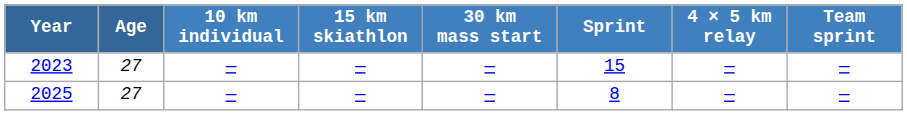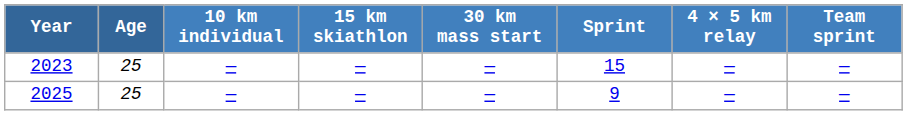(131, 67) 27 -> (131, 67) 25
(131, 96) 27 -> (131, 96) 25
(614, 96) 8 -> (614, 96) 9
